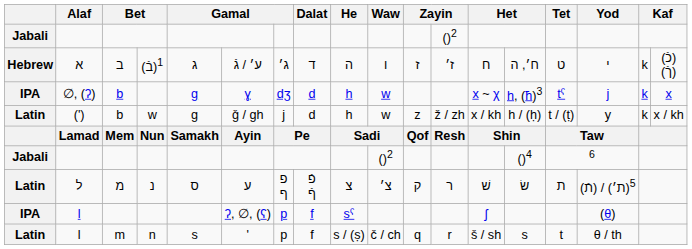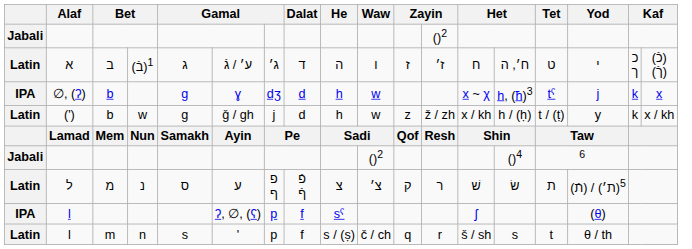(30, 65) Hebrew -> (25, 65) Latin
(645, 65) k -> (635, 65) כ ך
